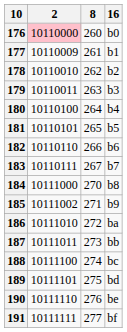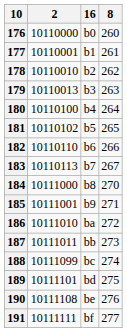columns swapped: (93, 14) <-> (113, 14)
(54, 33) pink background -> (54, 33) no background
(54, 52) 10110009 -> (54, 52) 10110001
(54, 90) 10110011 -> (54, 90) 10110013
(54, 128) 10110101 -> (54, 128) 10110102
(54, 166) 10110111 -> (54, 166) 10110113
(54, 204) 10111002 -> (54, 204) 10111001
(54, 261) 10111100 -> (54, 261) 10111099
(54, 299) 10111110 -> (54, 299) 10111108
